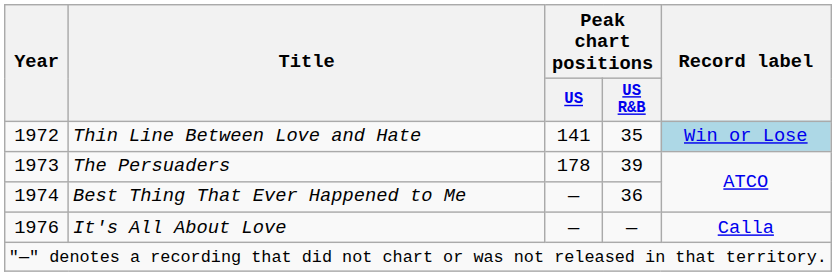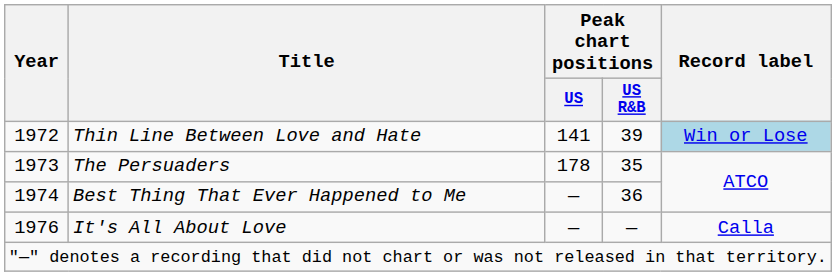(632, 136) 35 -> (632, 136) 39
(632, 166) 39 -> (632, 166) 35
